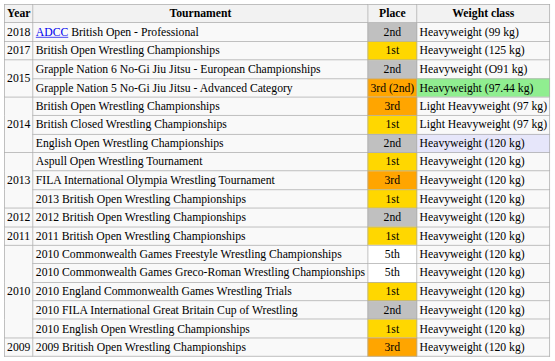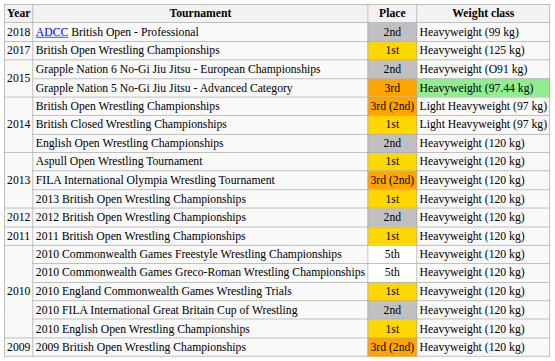(392, 87) 3rd (2nd) -> (392, 87) 3rd
(392, 106) 3rd -> (392, 106) 3rd (2nd)
(472, 143) lavender background -> (472, 143) no background
(392, 180) 3rd -> (392, 180) 3rd (2nd)
(392, 347) 3rd -> (392, 347) 3rd (2nd)
